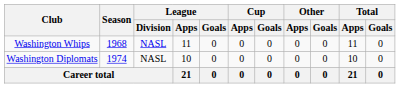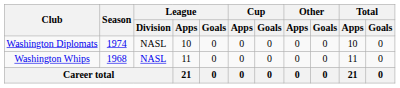rows swapped: (52, 43) <-> (52, 59)
